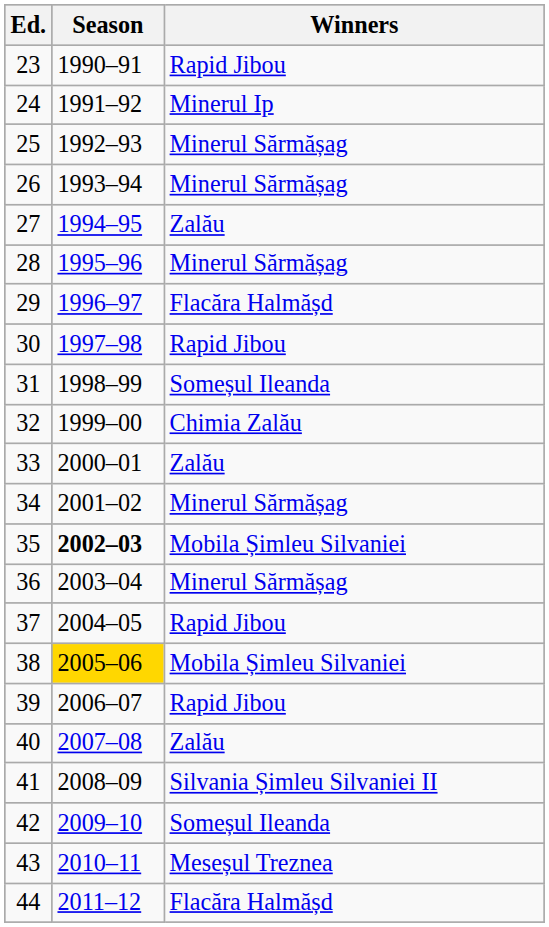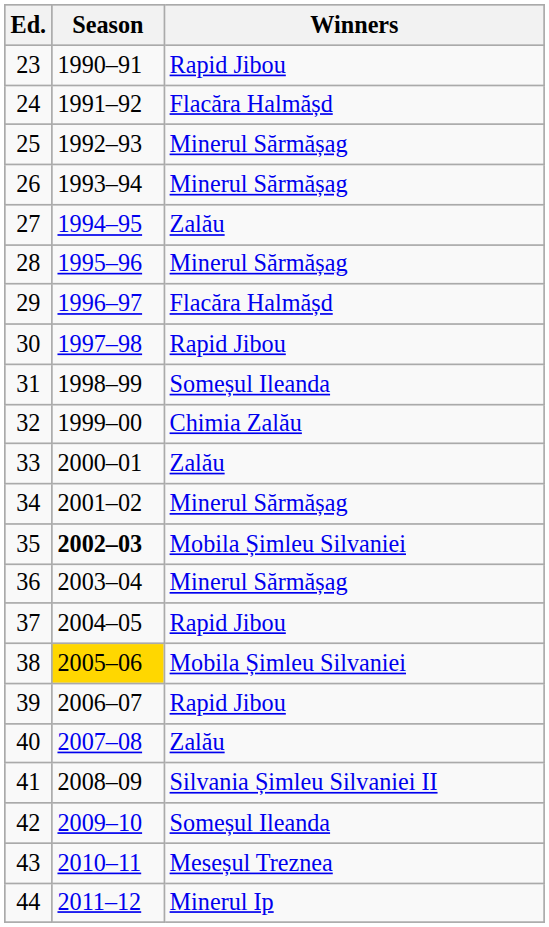(222, 104) Minerul Ip -> (251, 104) Flacăra Halmășd
(251, 902) Flacăra Halmășd -> (222, 902) Minerul Ip
